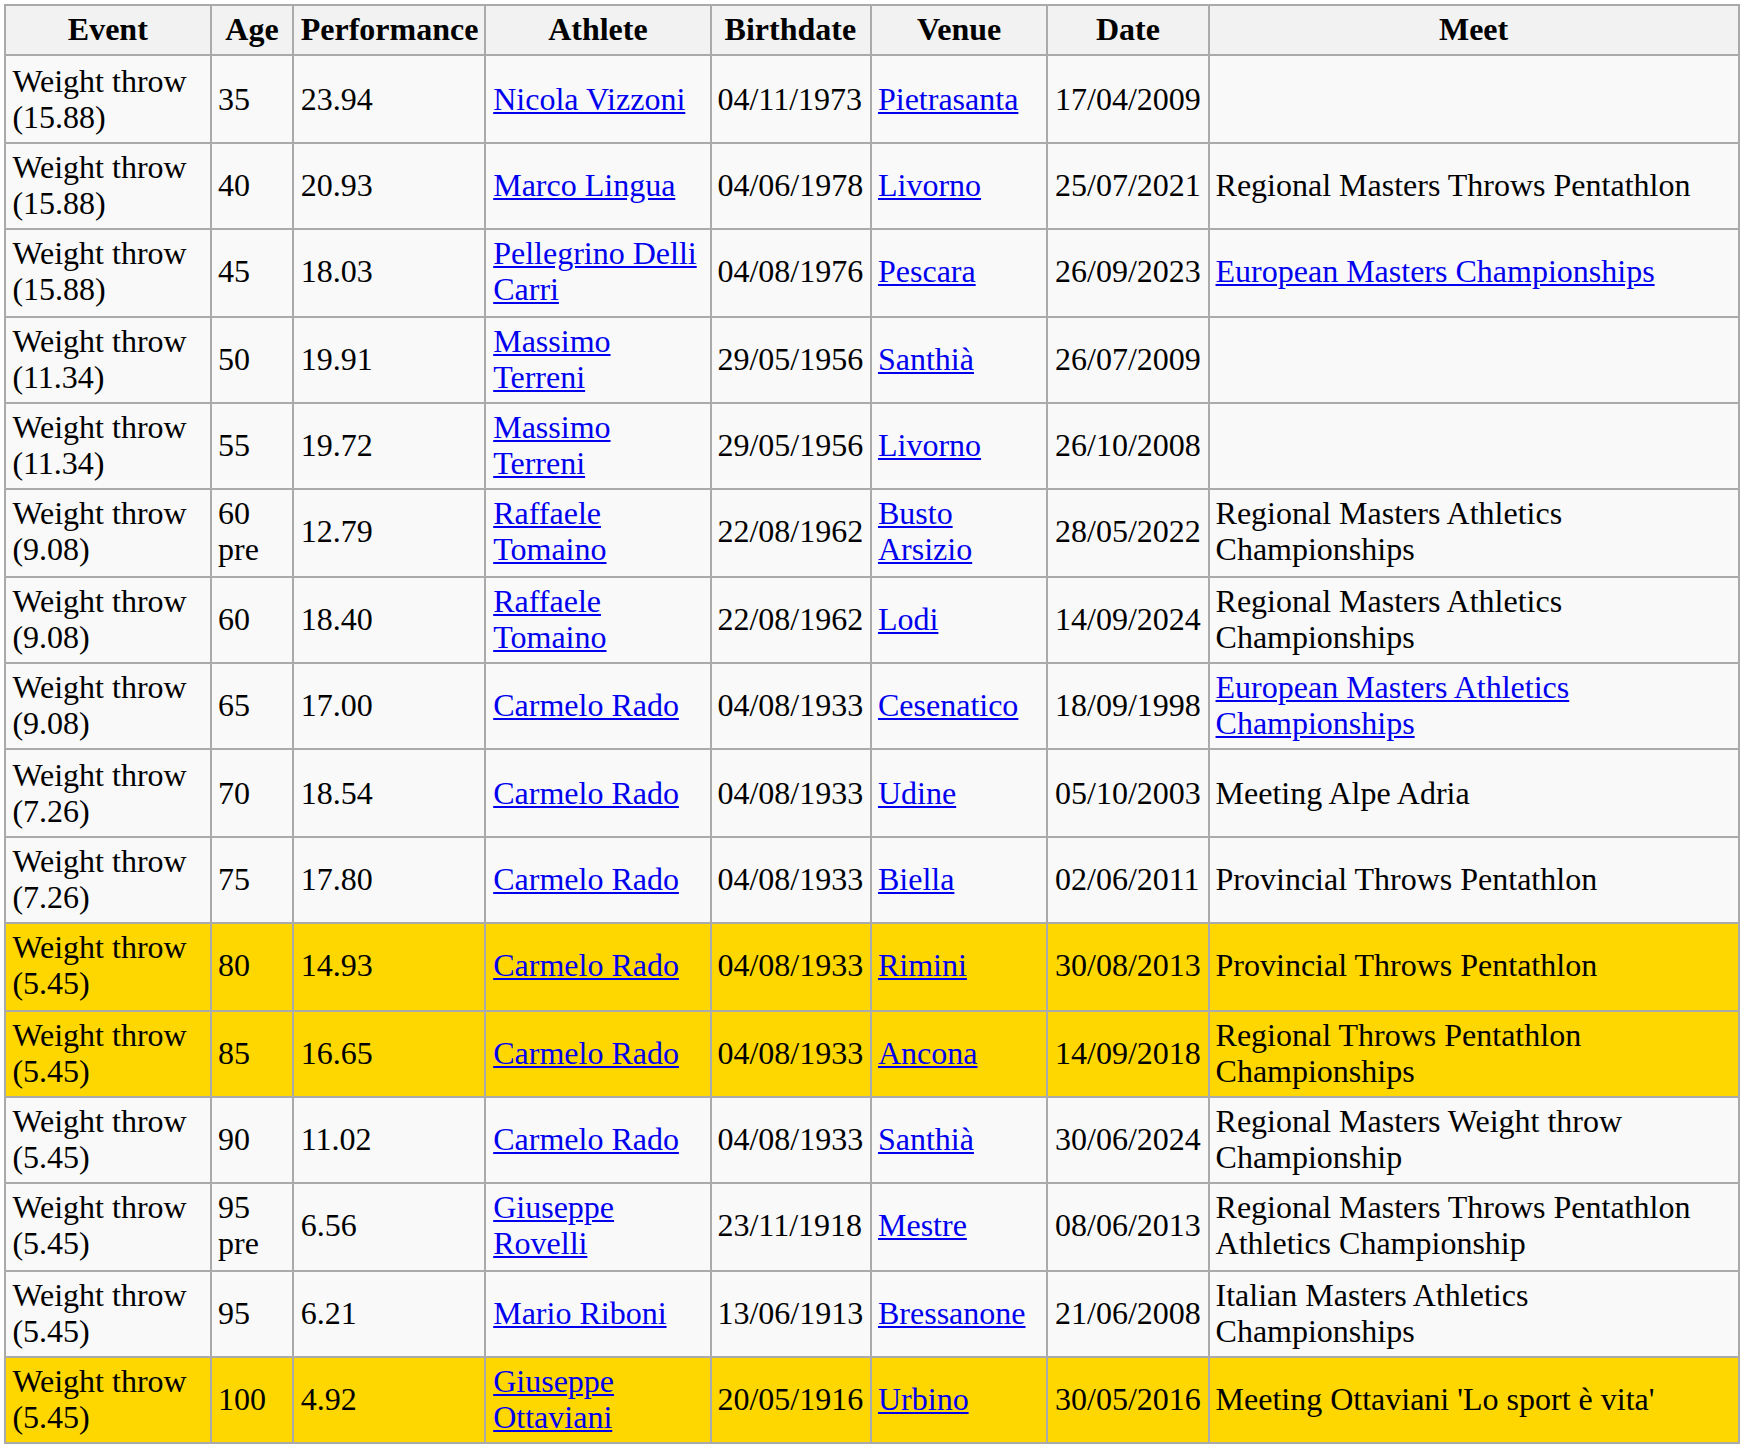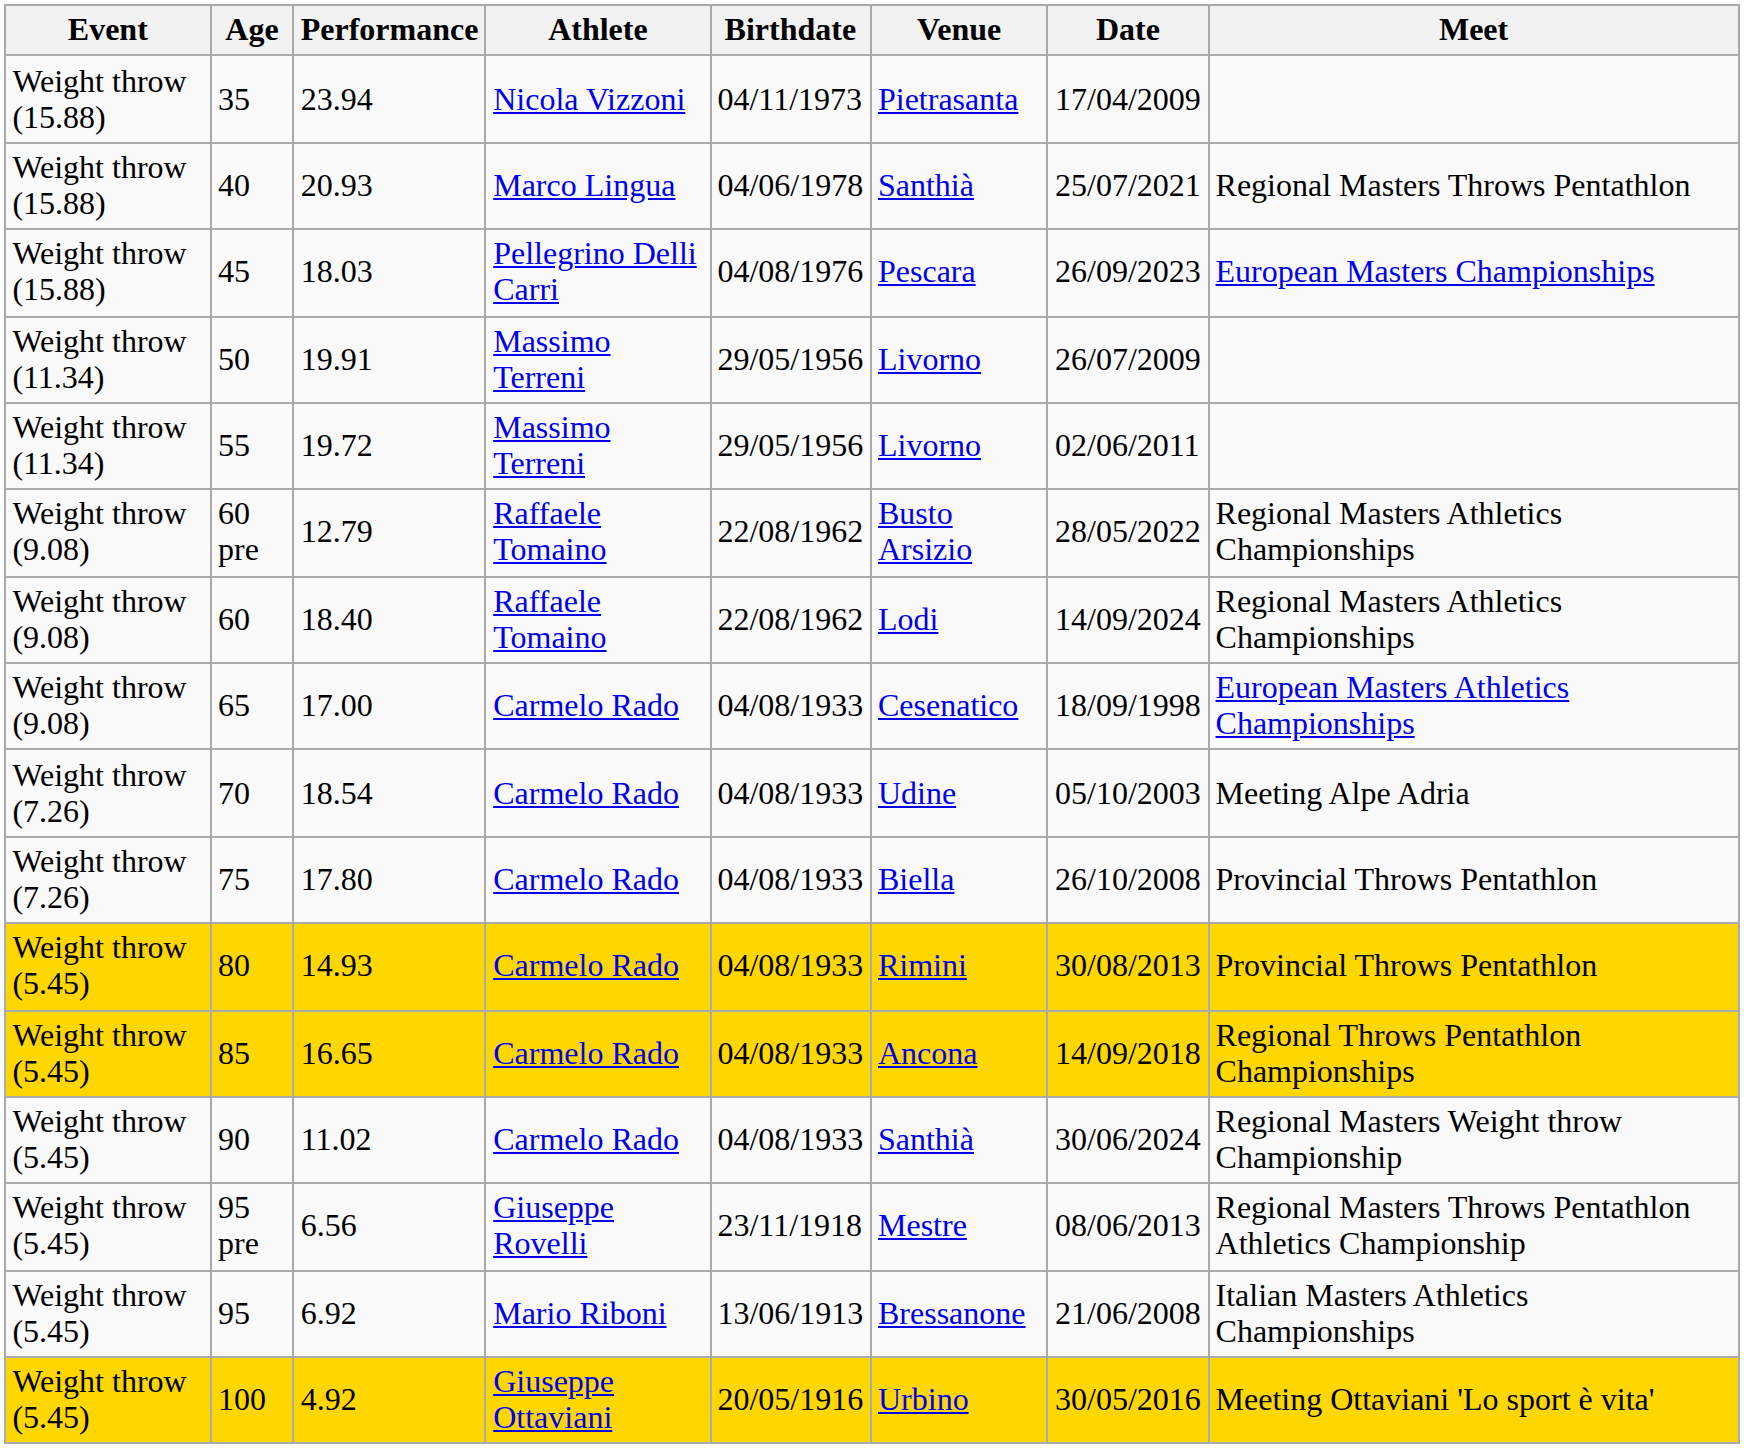(930, 185) Livorno -> (926, 185) Santhià
(926, 358) Santhià -> (930, 358) Livorno
(1128, 445) 26/10/2008 -> (1127, 445) 02/06/2011
(1127, 879) 02/06/2011 -> (1128, 879) 26/10/2008
(329, 1313) 6.21 -> (329, 1313) 6.92
